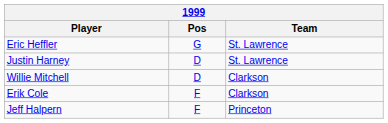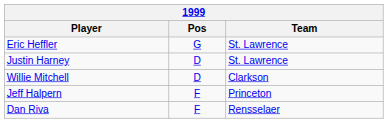- row: (27, 93)
+ row: (28, 110)
